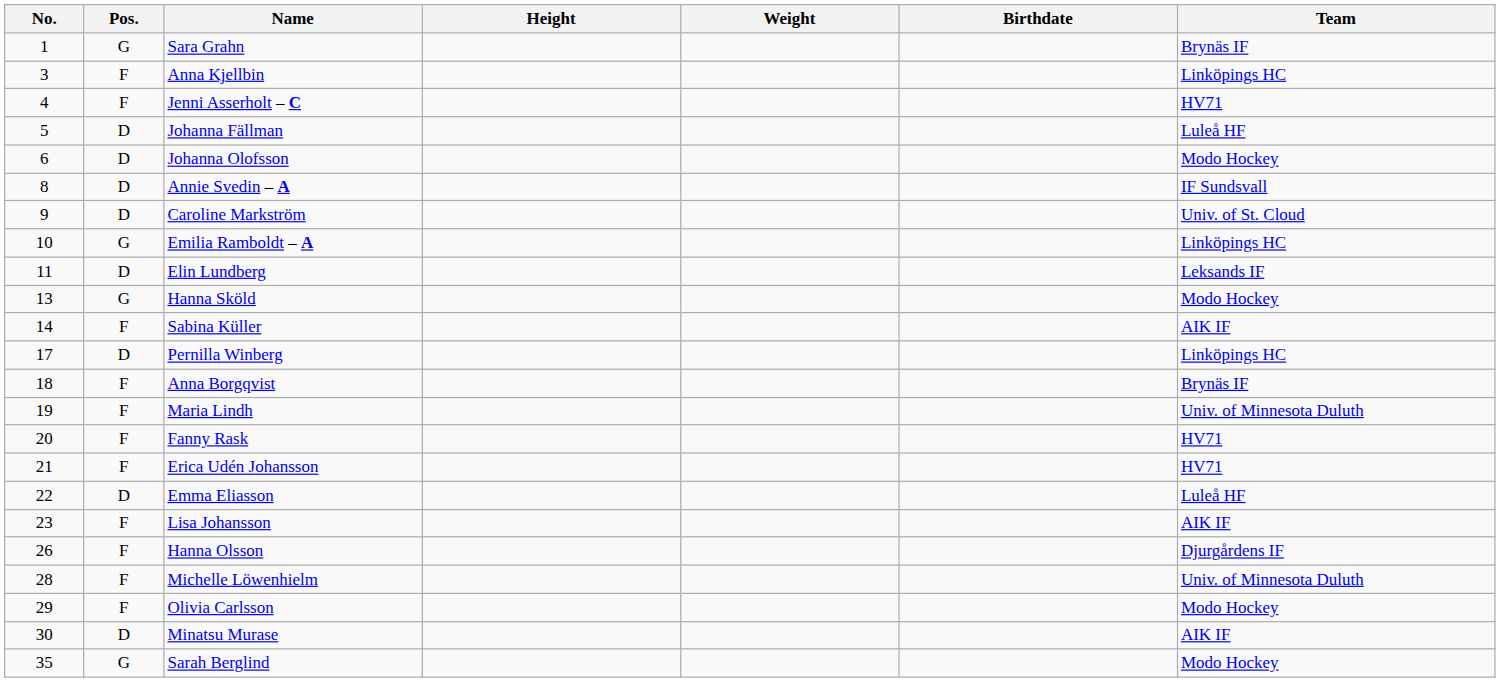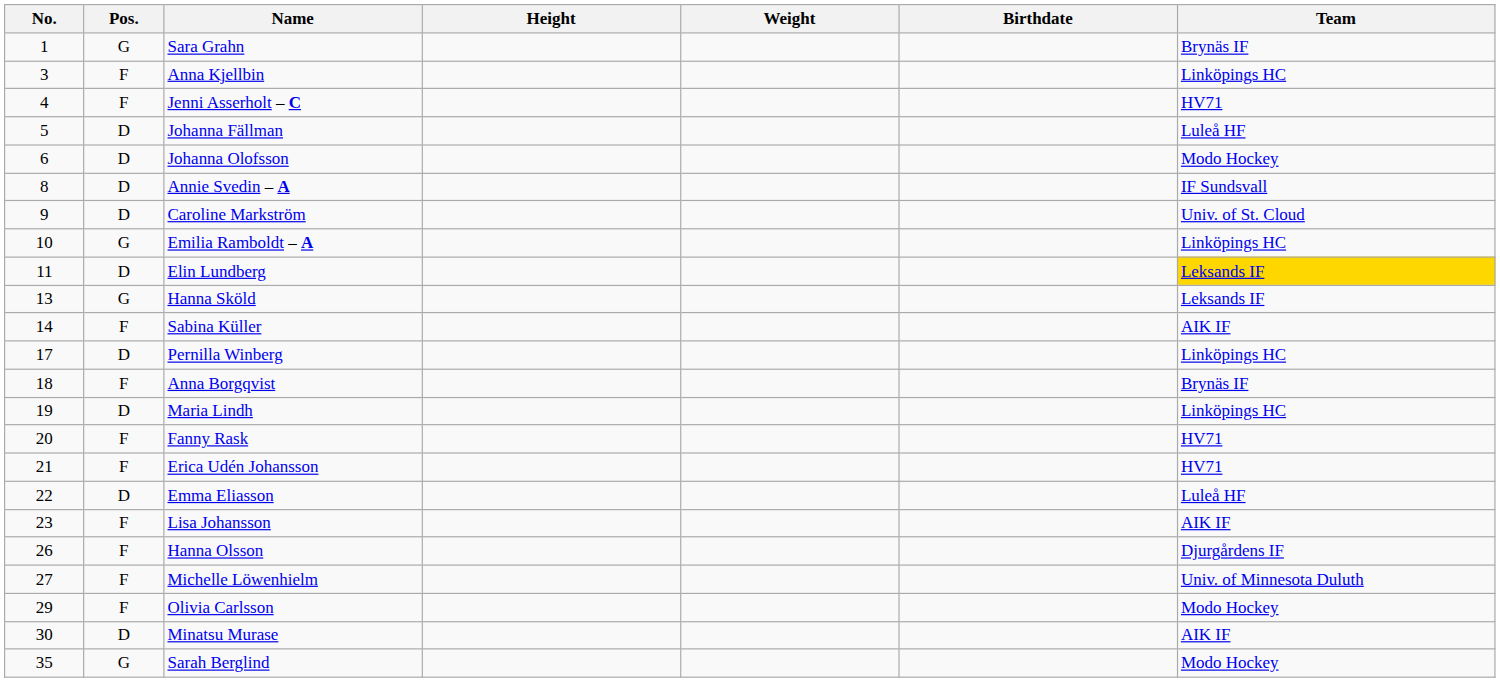(1223, 271) no background -> (1223, 271) gold background
(1230, 299) Modo Hockey -> (1223, 299) Leksands IF
(124, 411) F -> (124, 411) D
(1272, 411) Univ. of Minnesota Duluth -> (1234, 411) Linköpings HC
(44, 579) 28 -> (44, 579) 27
